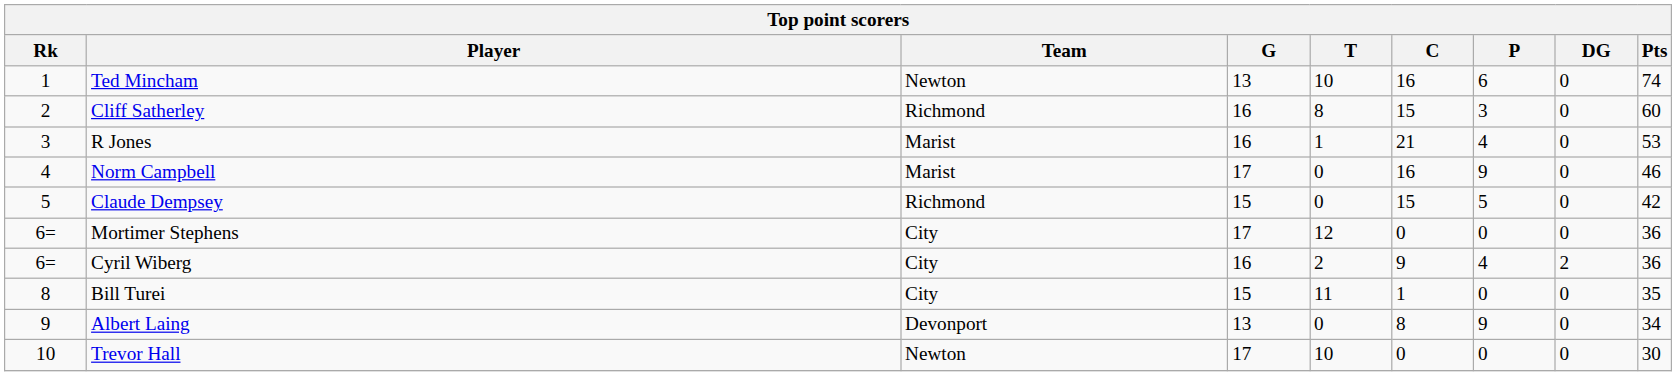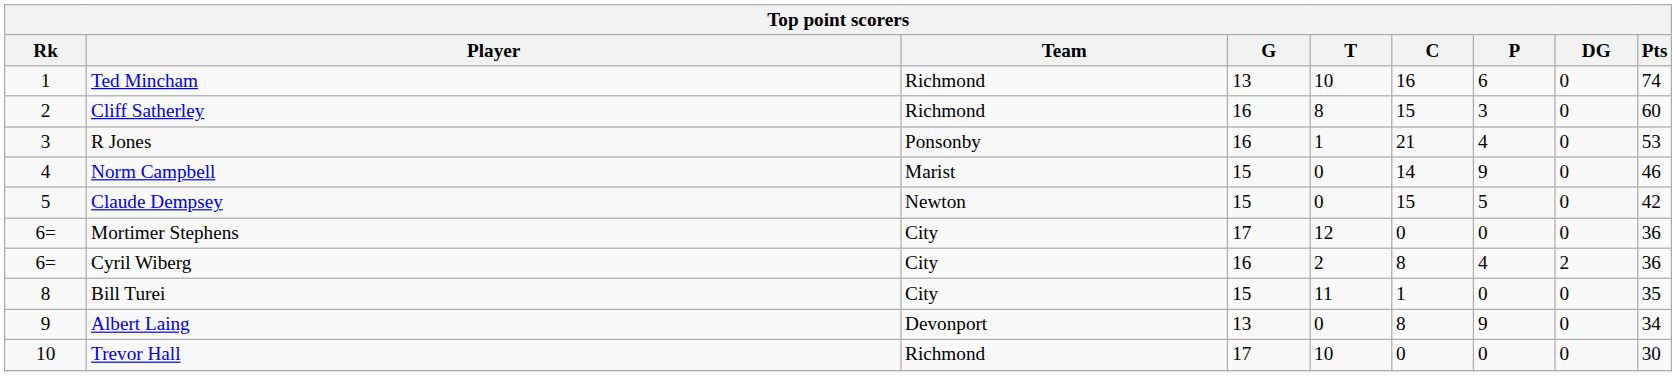(935, 80) Newton -> (945, 80) Richmond
(930, 141) Marist -> (943, 141) Ponsonby
(1242, 171) 17 -> (1242, 171) 15
(1406, 171) 16 -> (1406, 171) 14
(945, 202) Richmond -> (935, 202) Newton
(1401, 263) 9 -> (1401, 263) 8
(935, 354) Newton -> (945, 354) Richmond
